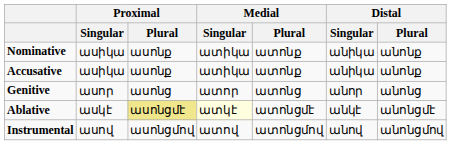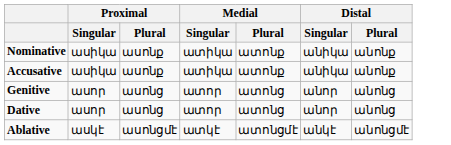+ row: (24, 110)
(158, 110) khaki background -> (150, 130) no background
(218, 110) lightyellow background -> (201, 130) no background
- row: (40, 129)
